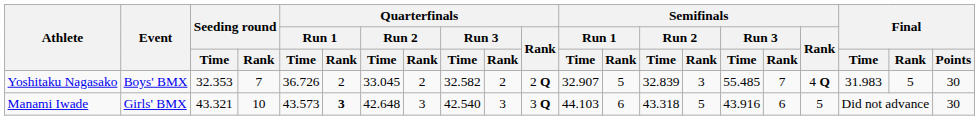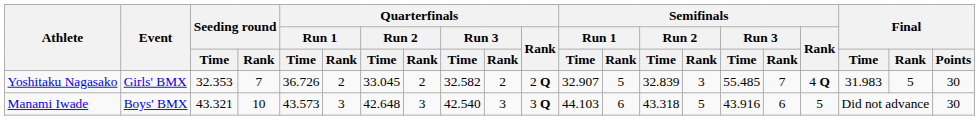(156, 82) Boys' BMX -> (155, 82) Girls' BMX
(155, 104) Girls' BMX -> (156, 104) Boys' BMX
(341, 104) bold -> (341, 104) normal
